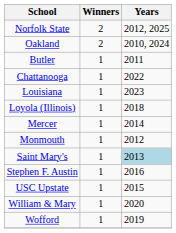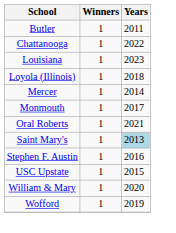- row: (42, 28)
- row: (42, 44)
(134, 140) 2012 -> (134, 108) 2017
+ row: (42, 124)
